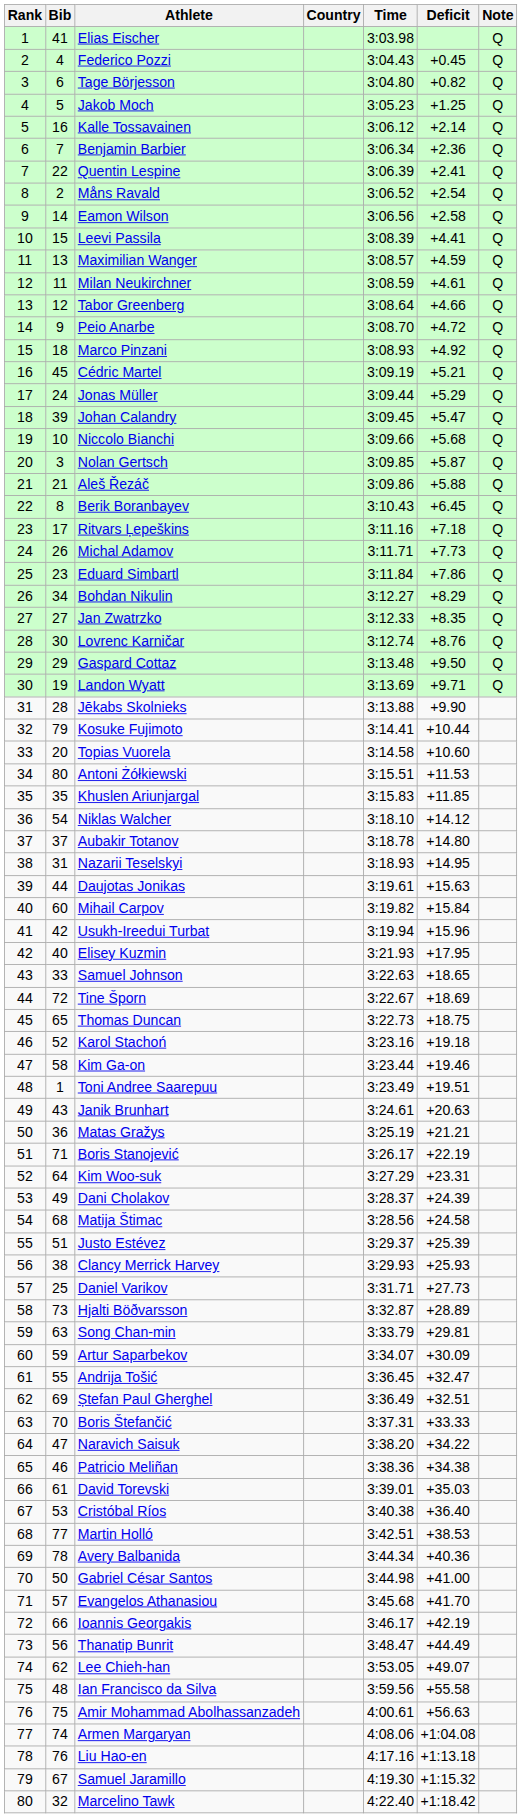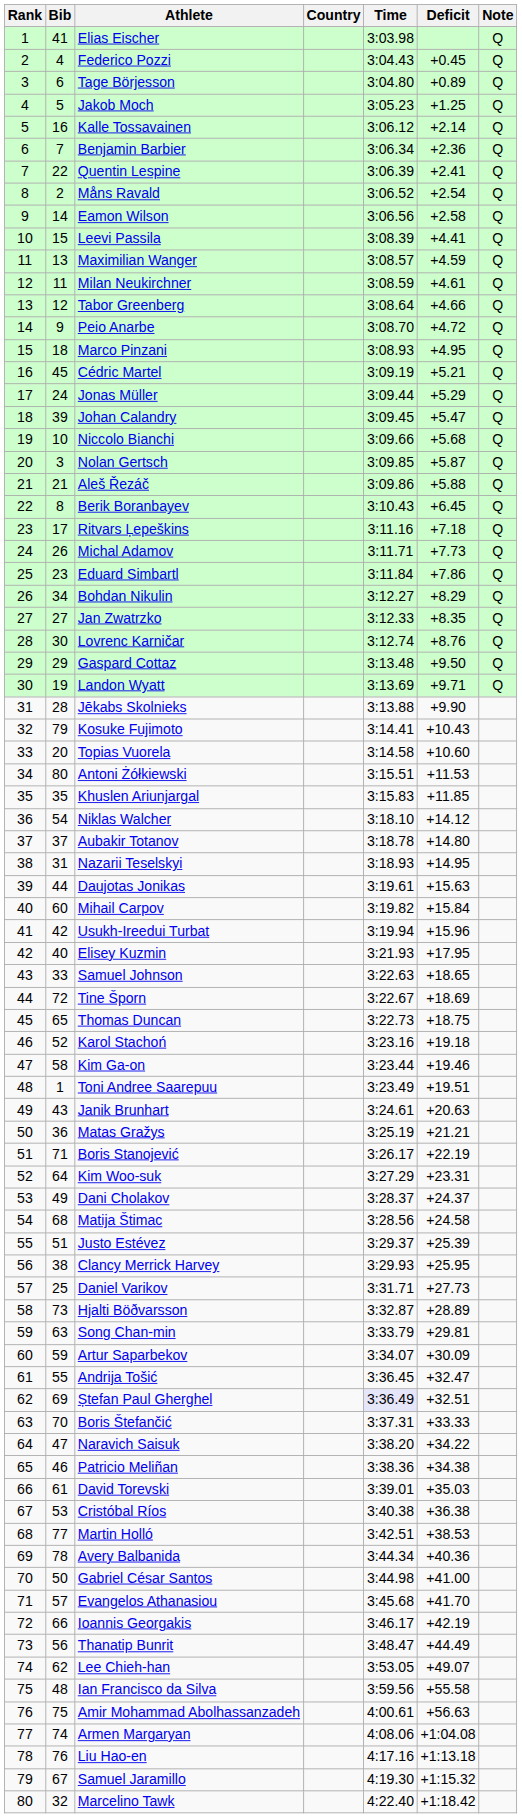(448, 82) +0.82 -> (448, 82) +0.89
(448, 350) +4.92 -> (448, 350) +4.95
(448, 730) +10.44 -> (448, 730) +10.43
(448, 1199) +24.39 -> (448, 1199) +24.37
(448, 1266) +25.93 -> (448, 1266) +25.95
(390, 1400) no background -> (390, 1400) lavender background
(448, 1511) +36.40 -> (448, 1511) +36.38
